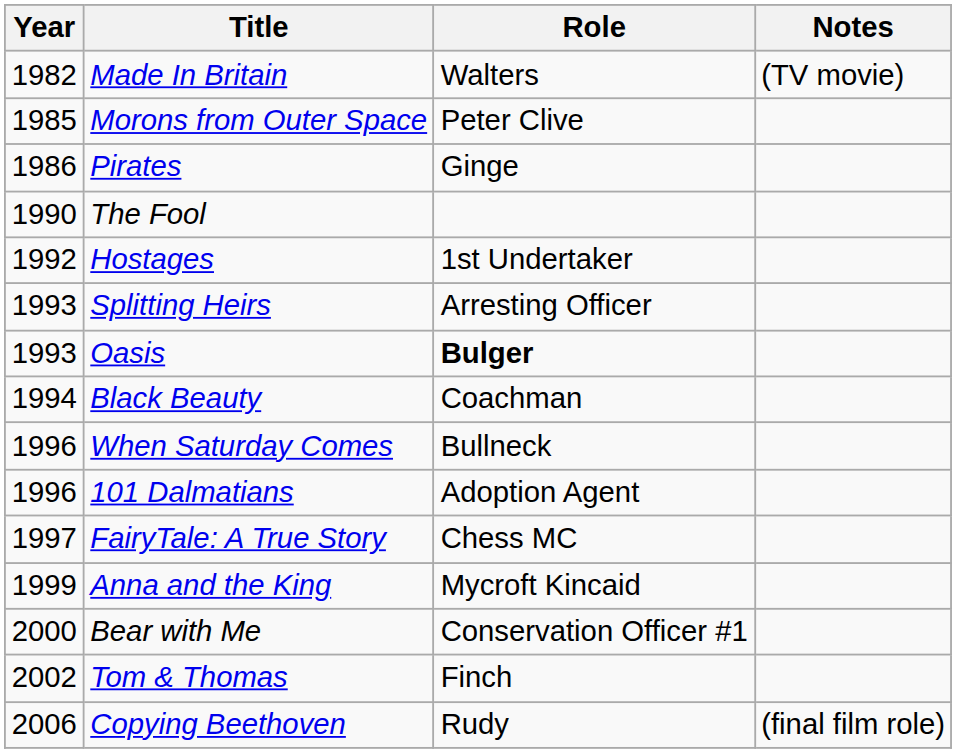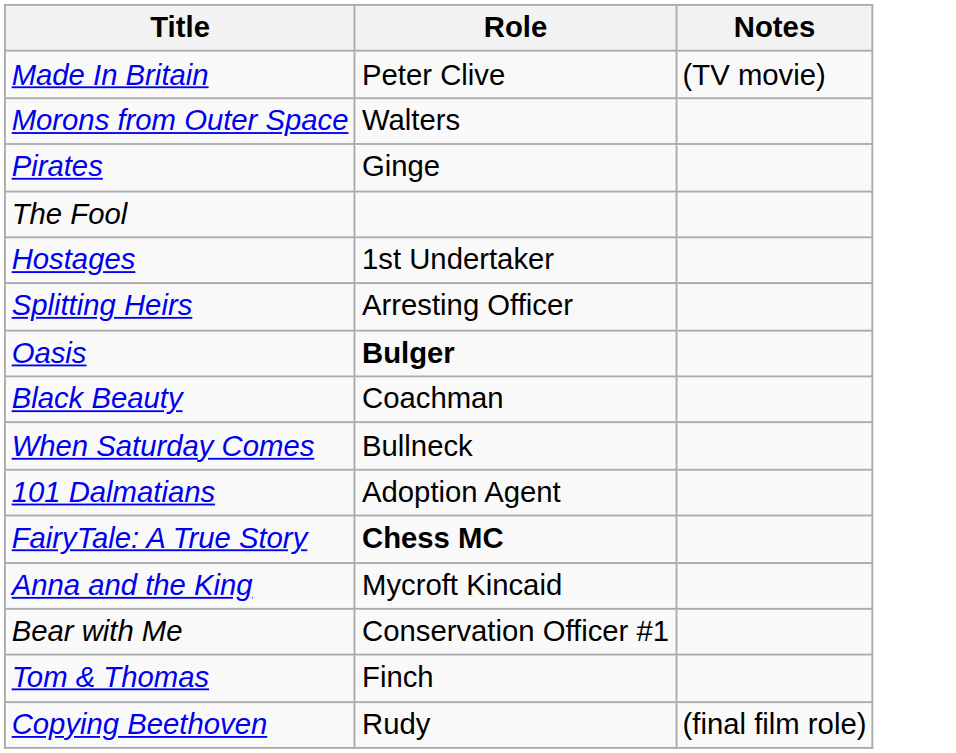- column: (44, 27)
(490, 74) Walters -> (434, 74) Peter Clive
(512, 120) Peter Clive -> (411, 120) Walters
(509, 538) normal -> (433, 538) bold
